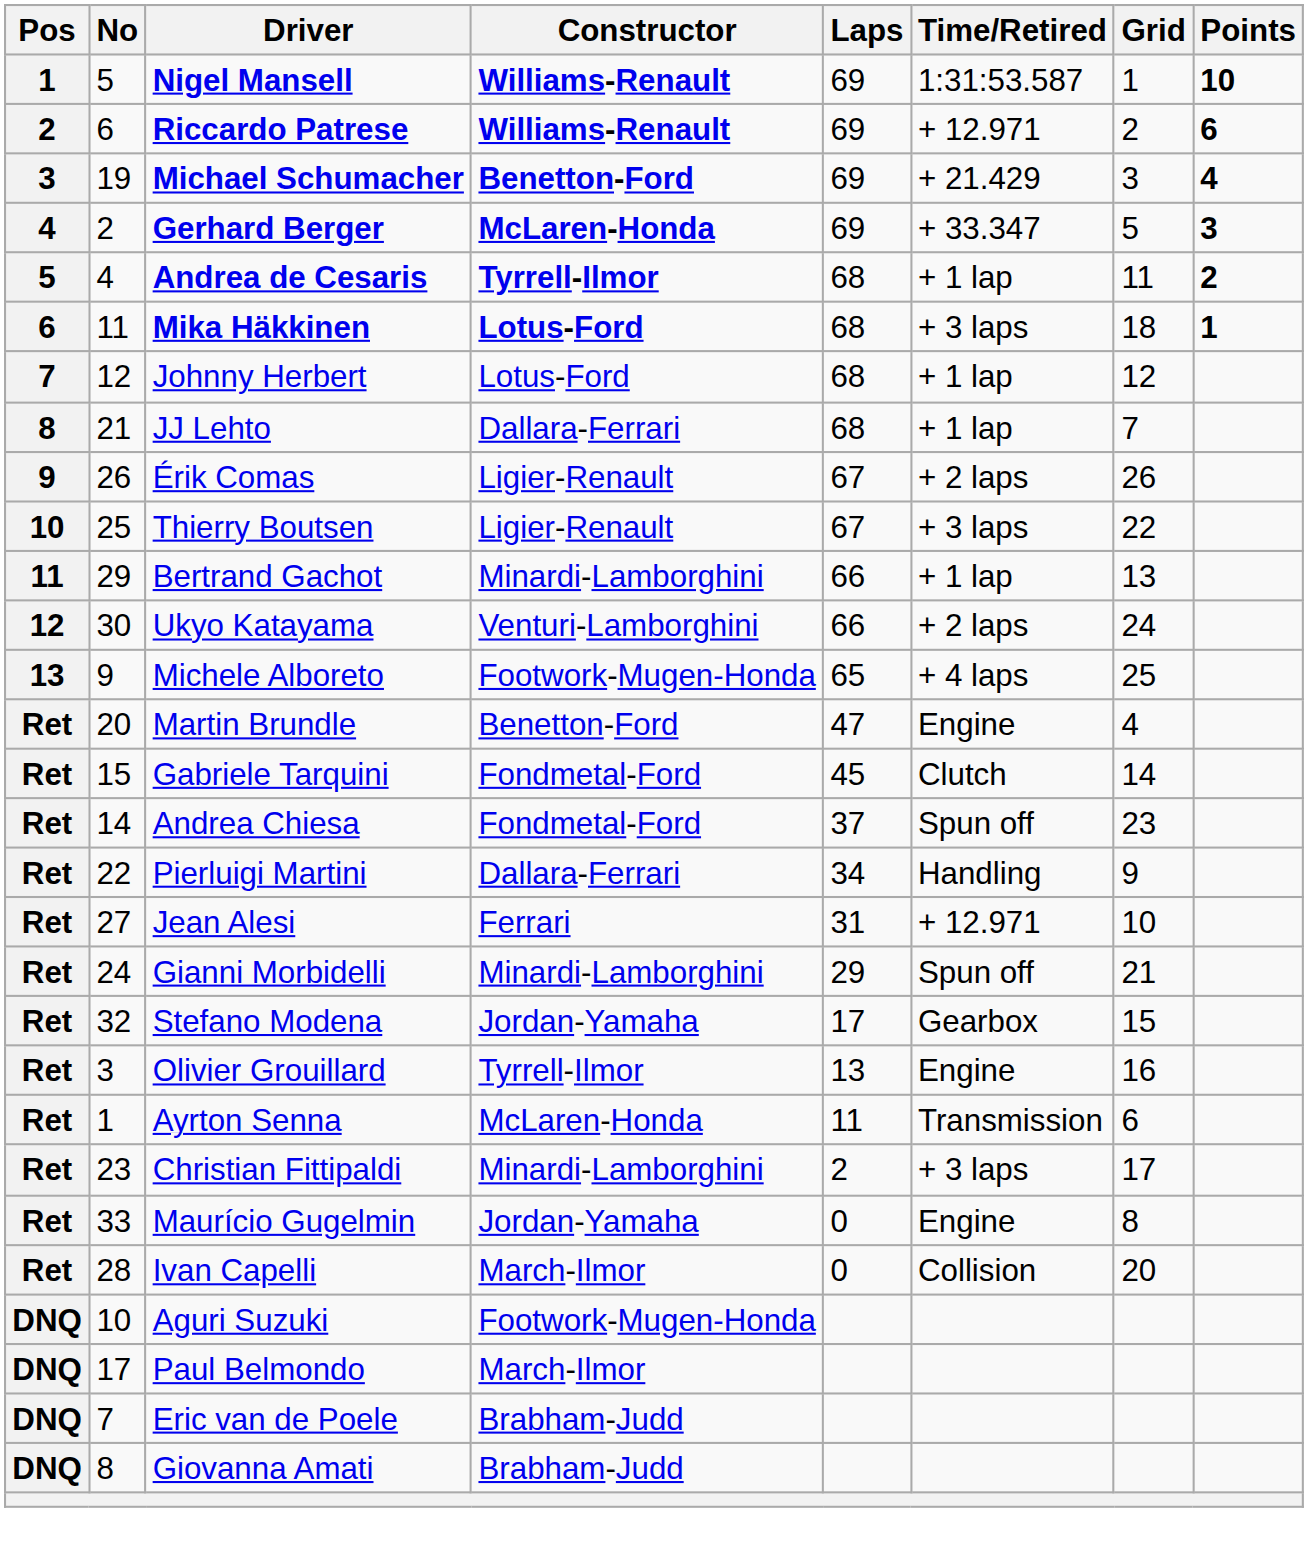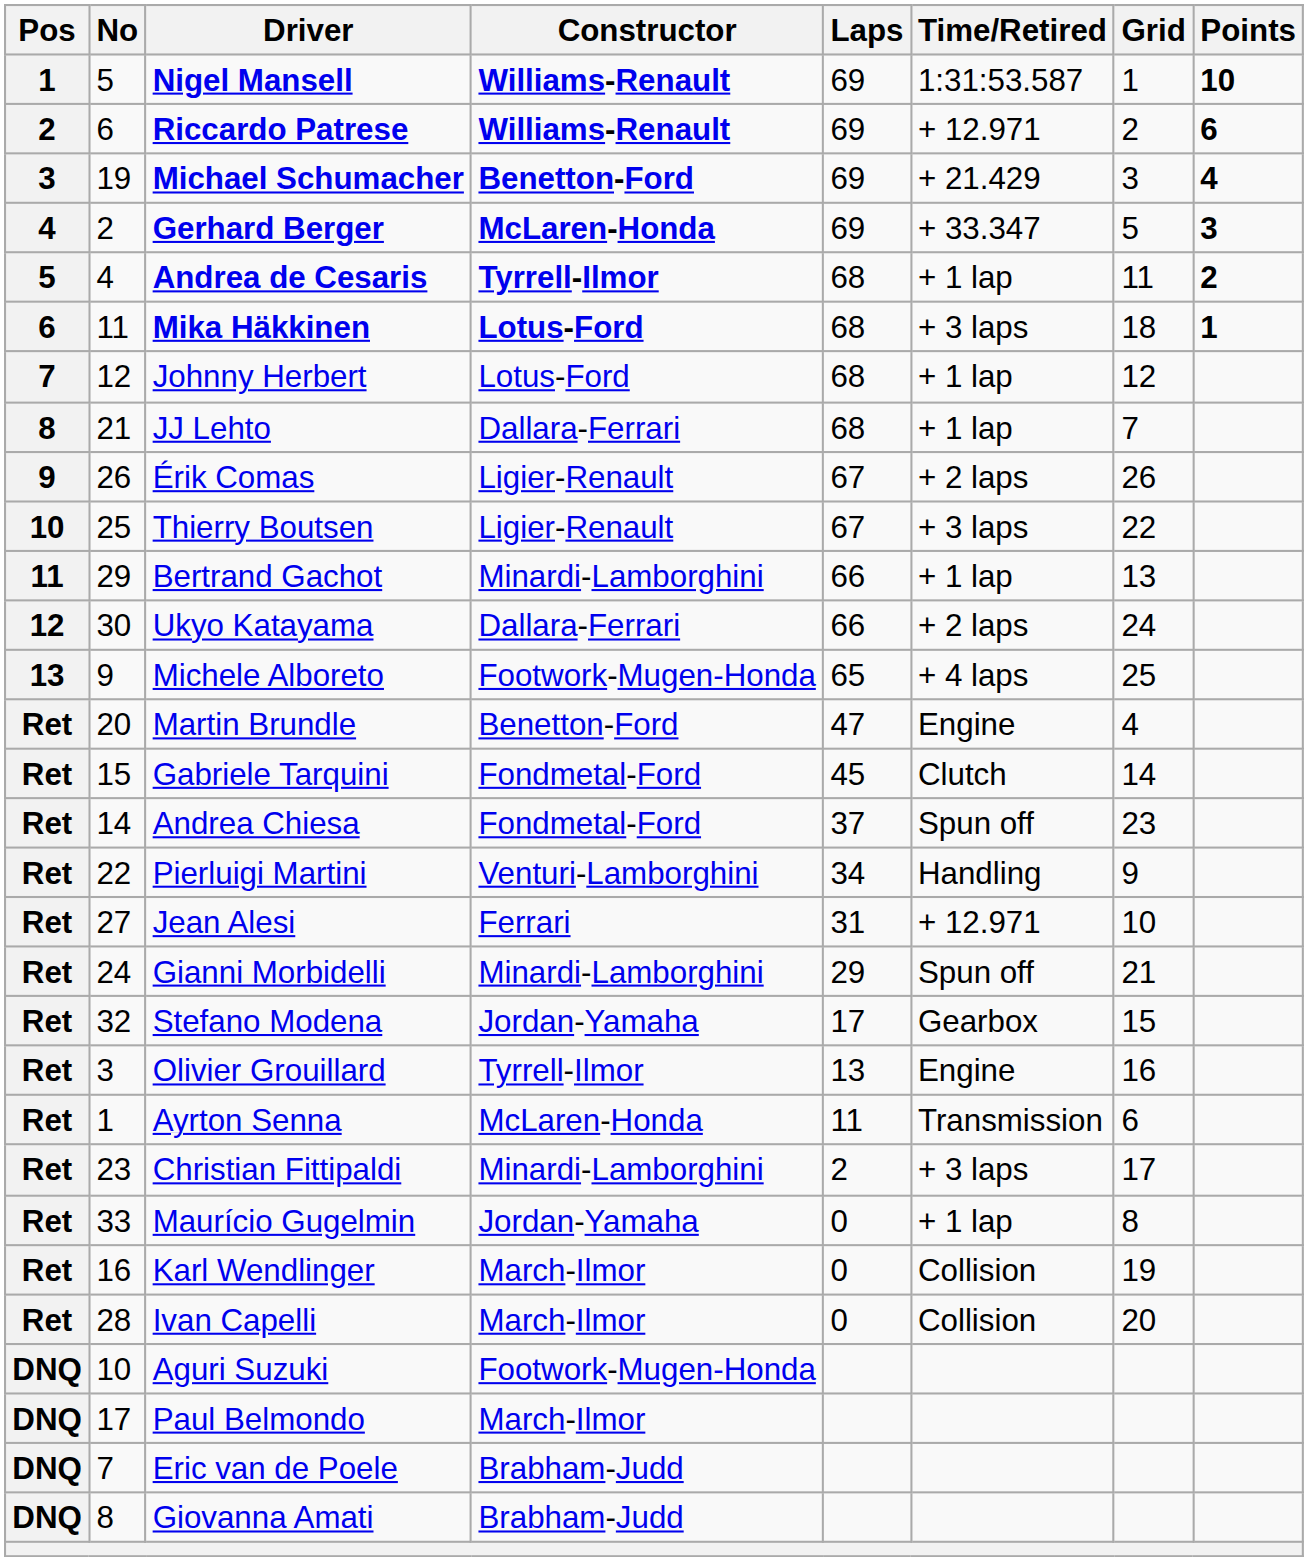(618, 625) Venturi-Lamborghini -> (579, 625) Dallara-Ferrari
(579, 873) Dallara-Ferrari -> (618, 873) Venturi-Lamborghini
(967, 1220) Engine -> (965, 1220) + 1 lap
+ row: (264, 1269)
